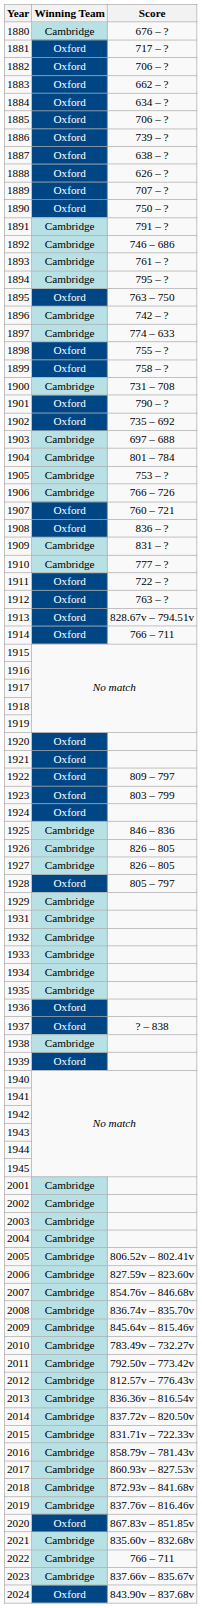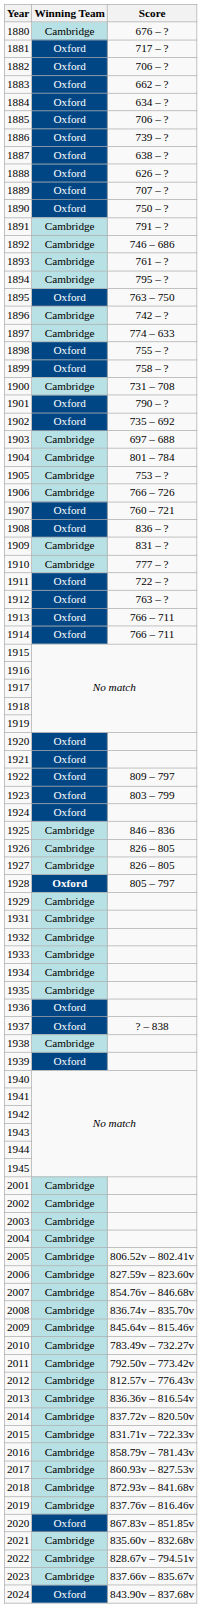(152, 617) 828.67v – 794.51v -> (152, 617) 766 – 711
(70, 883) normal -> (70, 883) bold
(152, 1558) 766 – 711 -> (152, 1558) 828.67v – 794.51v
